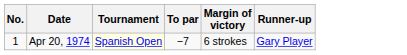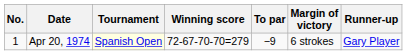+ column: (208, 19)
(183, 42) −7 -> (270, 42) −9
